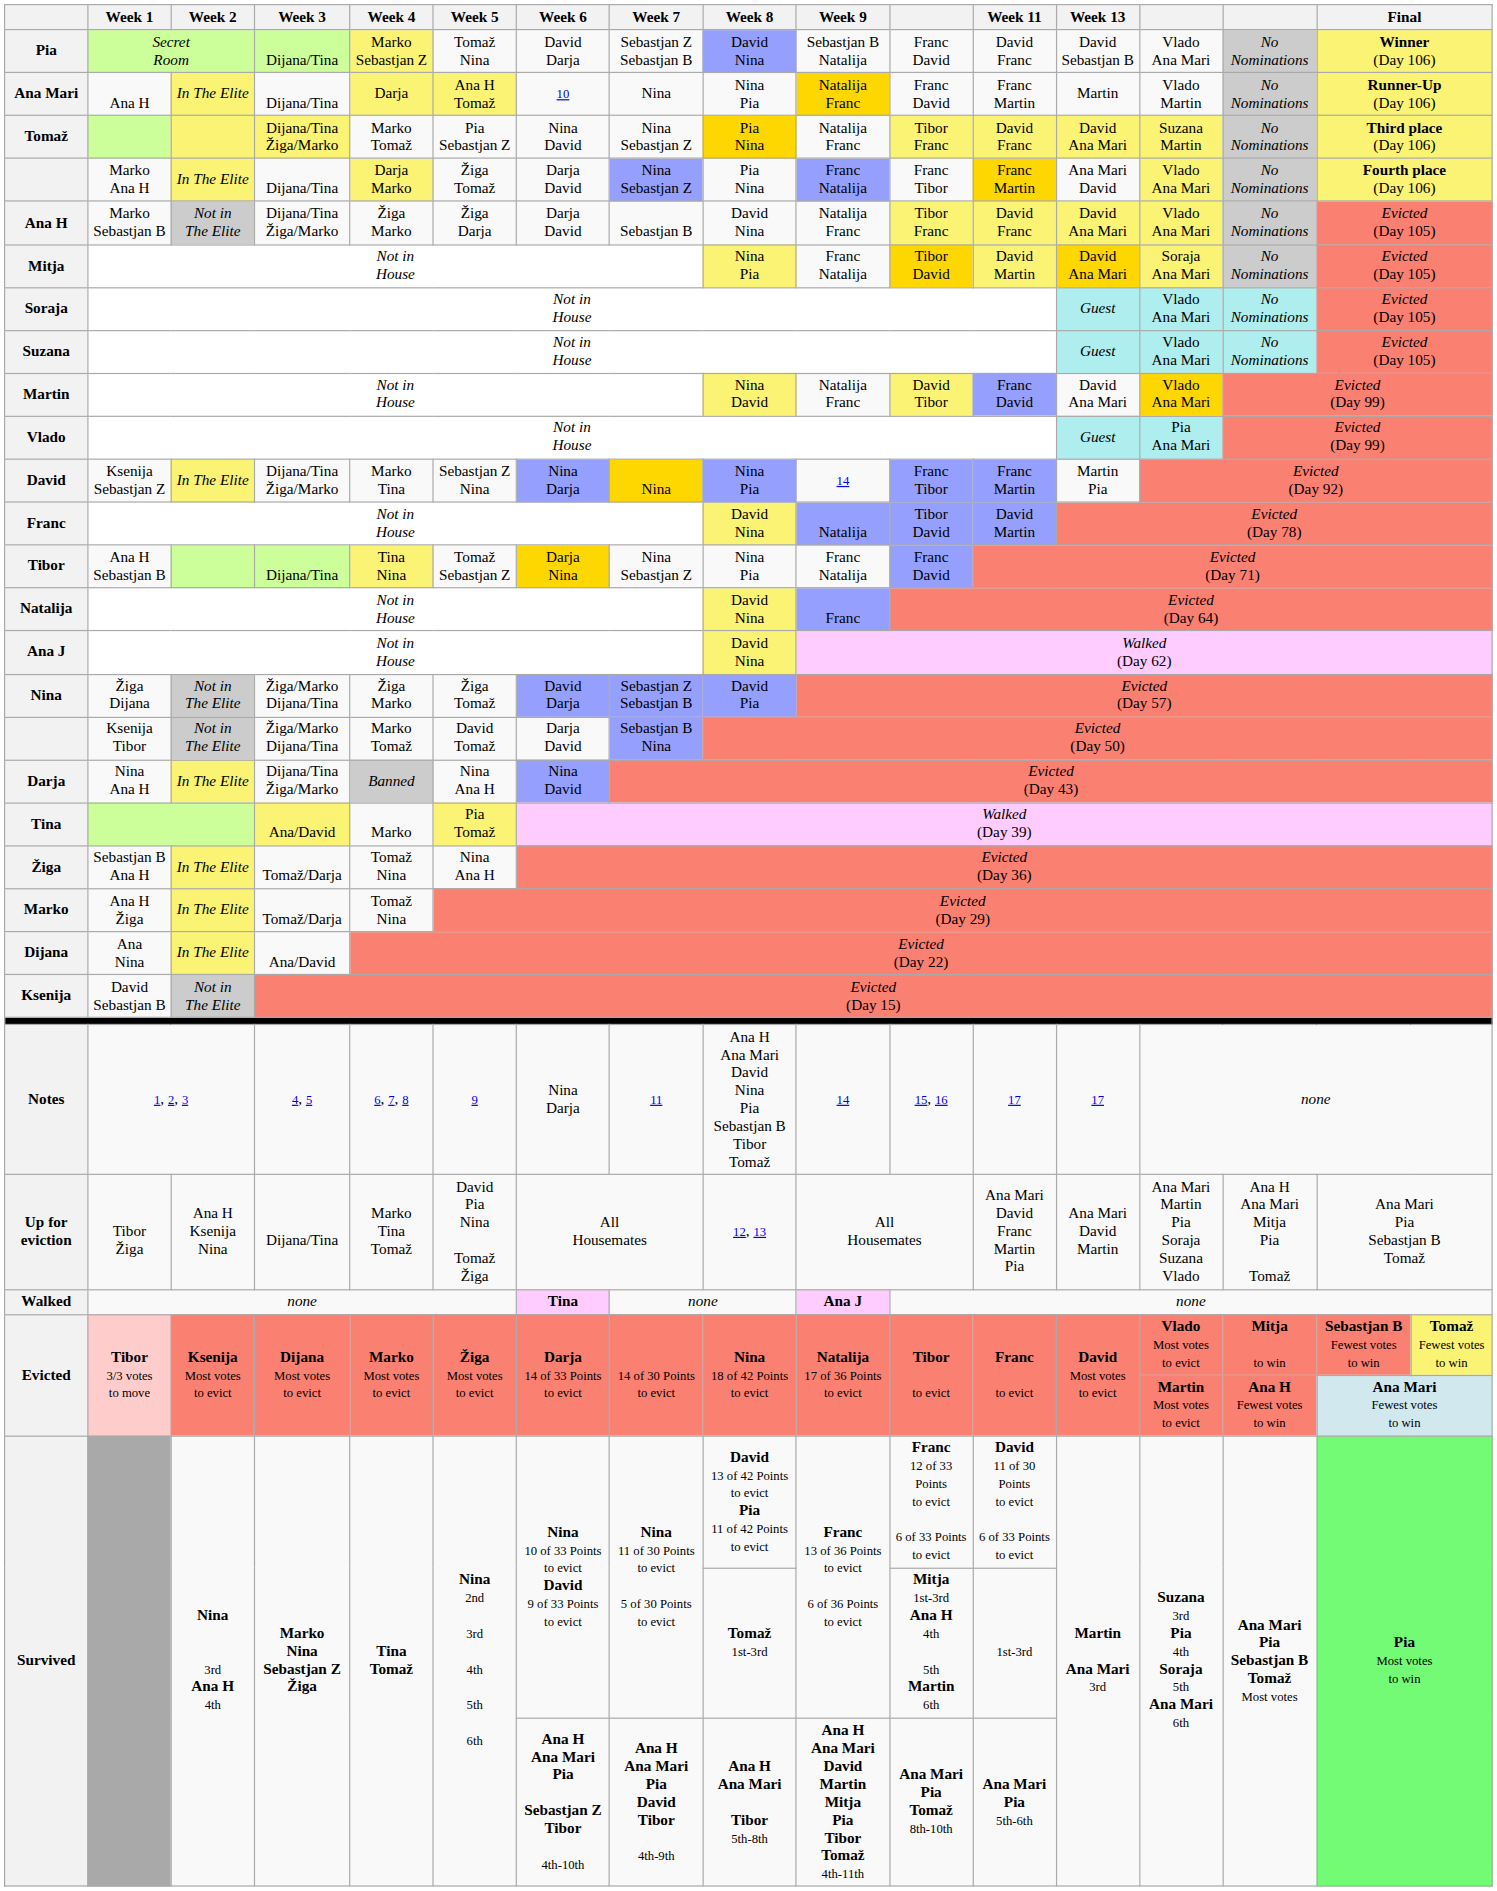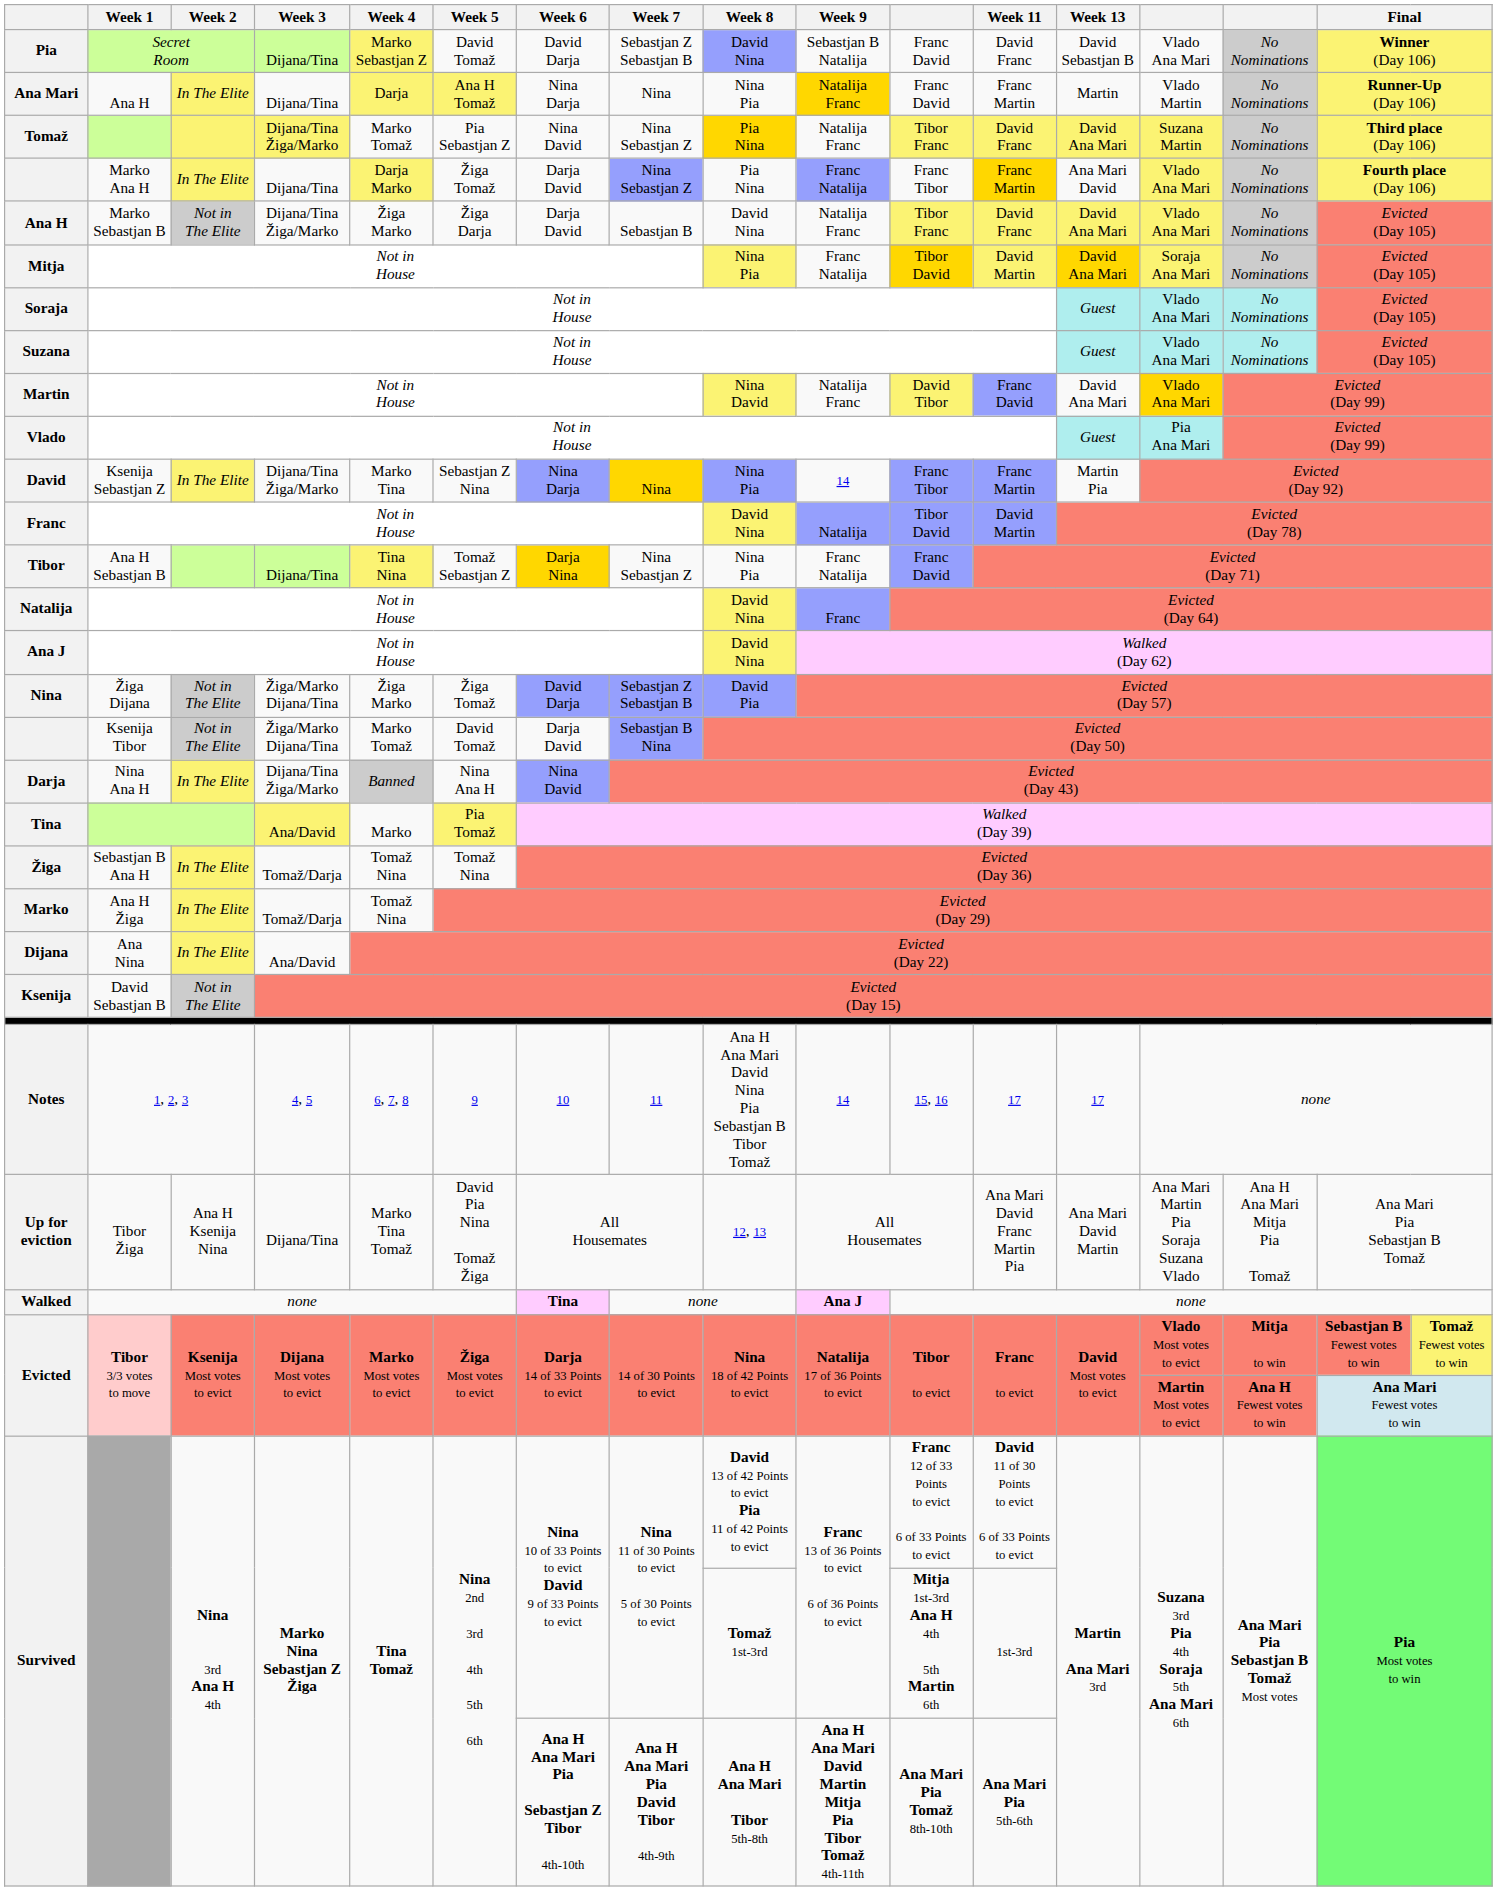(475, 50) Tomaž Nina -> (475, 50) David Tomaž
(563, 93) 10 -> (563, 93) Nina Darja
(475, 866) Nina Ana H -> (475, 866) Tomaž Nina
(563, 1099) Nina Darja -> (563, 1099) 10
